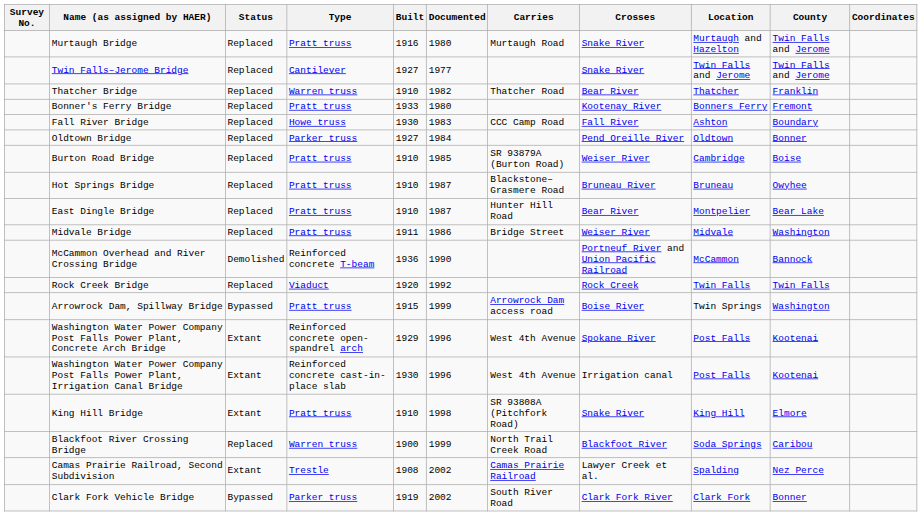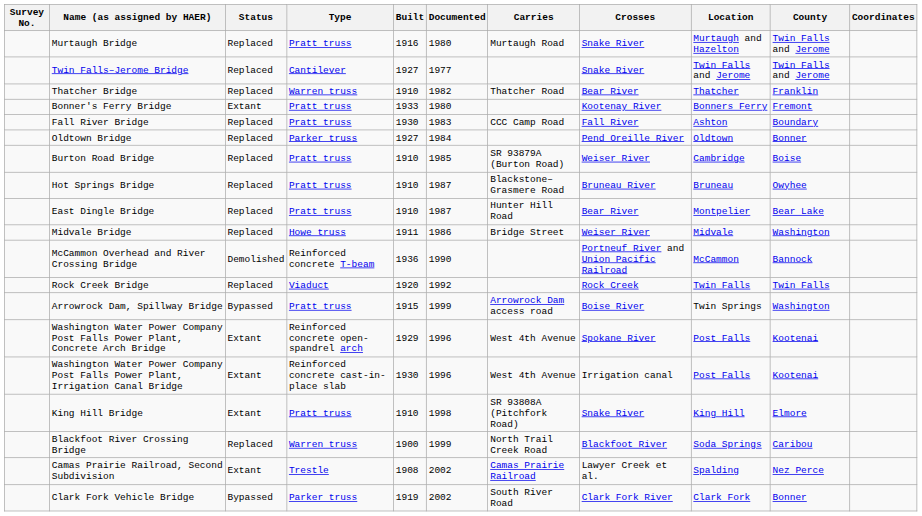(250, 107) Replaced -> (245, 107) Extant
(317, 122) Howe truss -> (320, 122) Pratt truss
(320, 232) Pratt truss -> (317, 232) Howe truss
